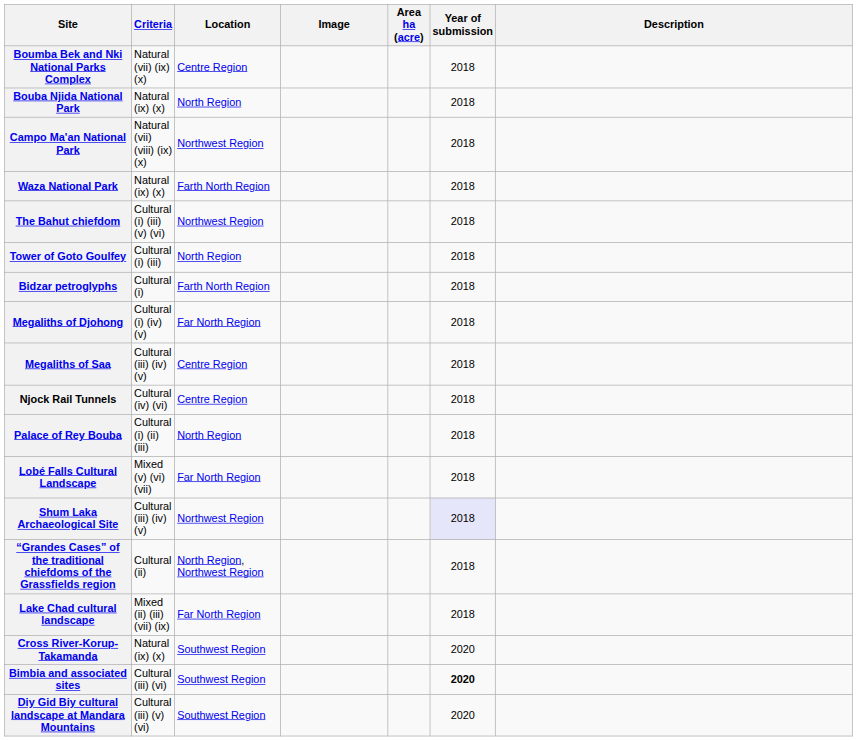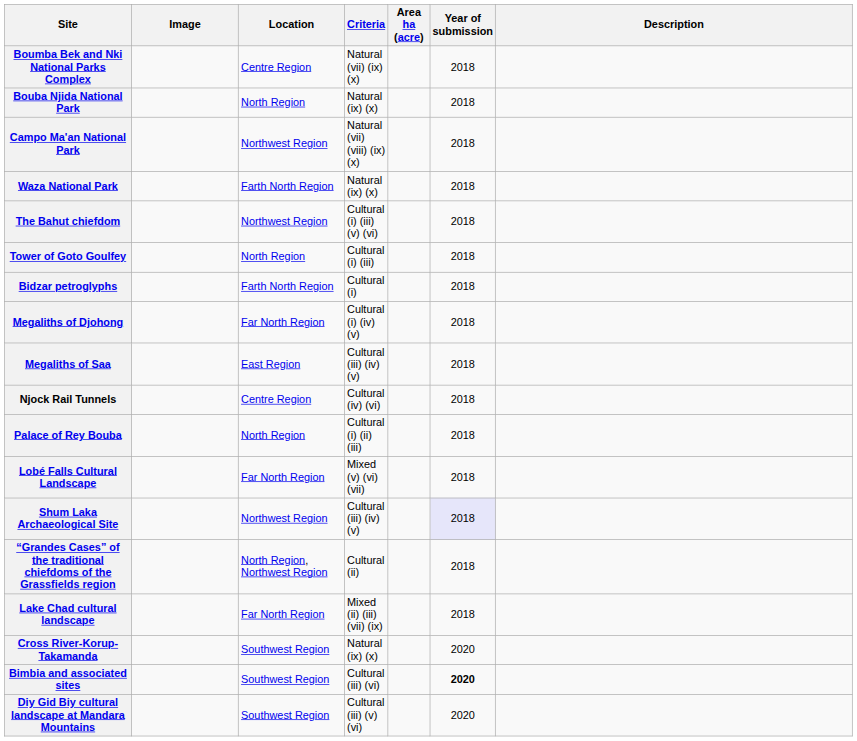columns swapped: (334, 25) <-> (153, 25)
(212, 364) Centre Region -> (271, 364) East Region
